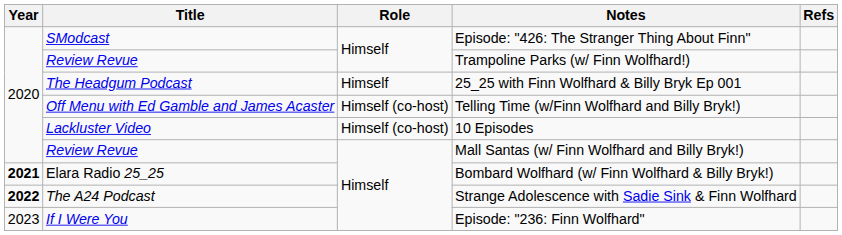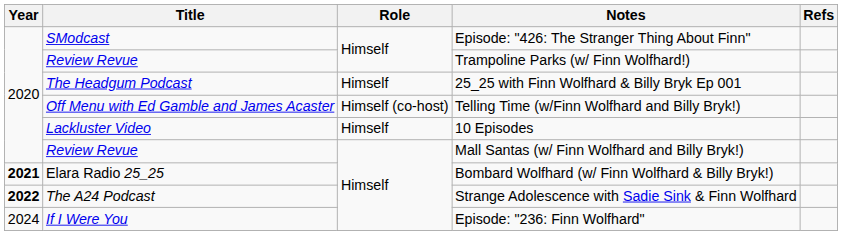(395, 128) Himself (co-host) -> (365, 128) Himself
(24, 219) 2023 -> (24, 219) 2024
